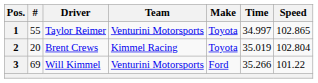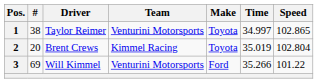(35, 30) 55 -> (35, 30) 38
